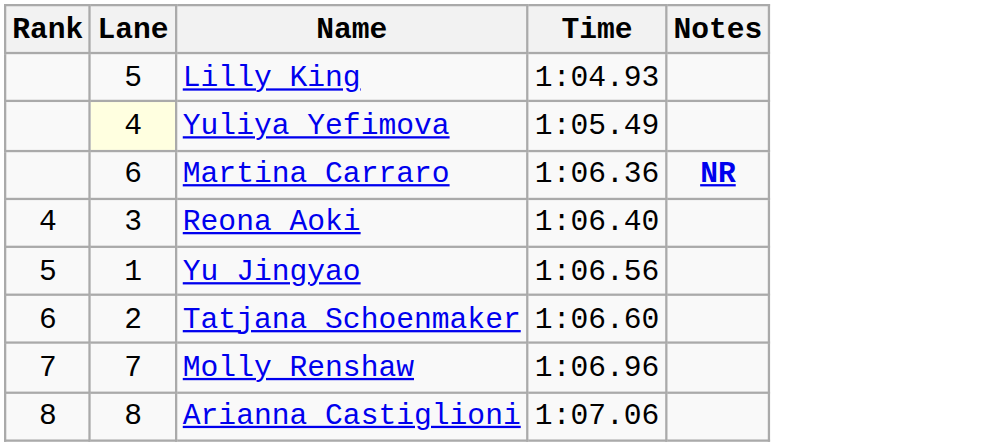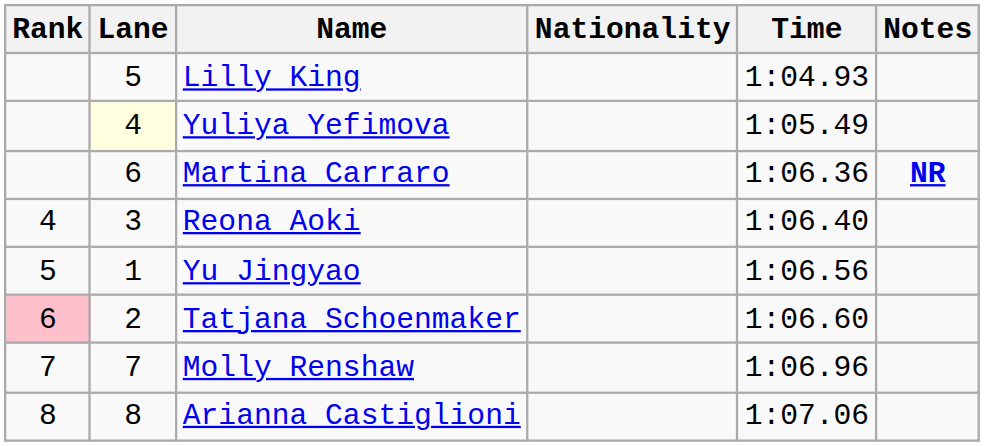+ column: (633, 29)
(48, 319) no background -> (48, 319) pink background
